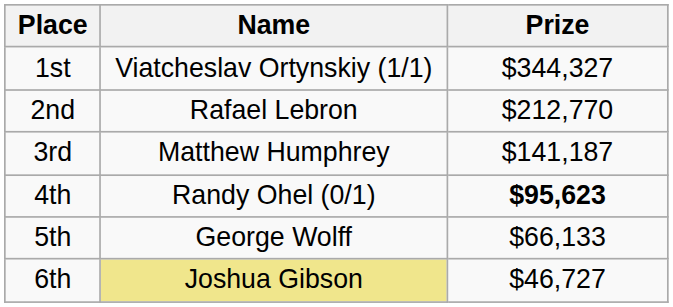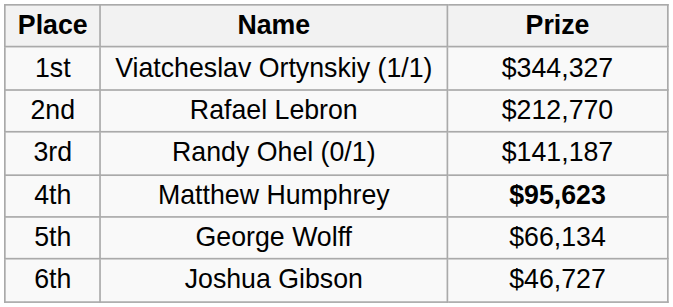(274, 152) Matthew Humphrey -> (274, 152) Randy Ohel (0/1)
(274, 195) Randy Ohel (0/1) -> (274, 195) Matthew Humphrey
(558, 237) $66,133 -> (558, 237) $66,134
(274, 279) khaki background -> (274, 279) no background
